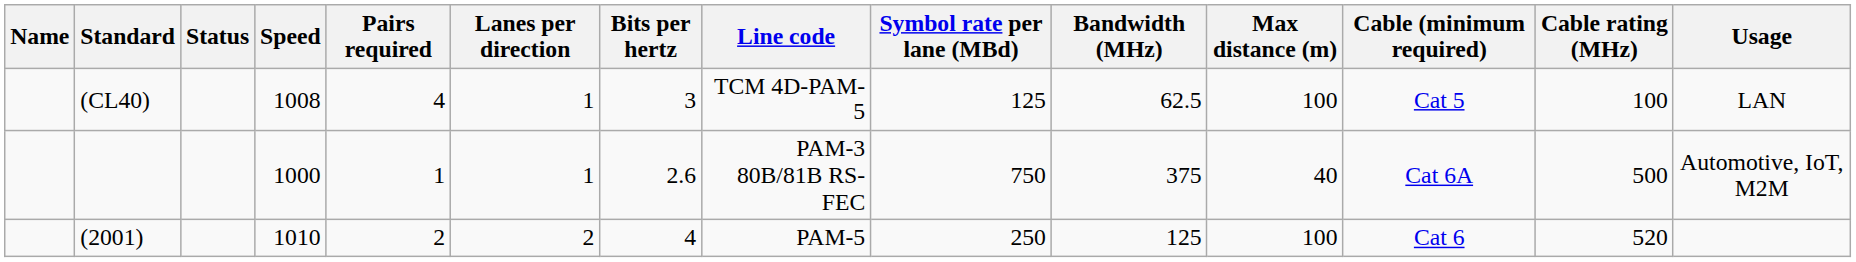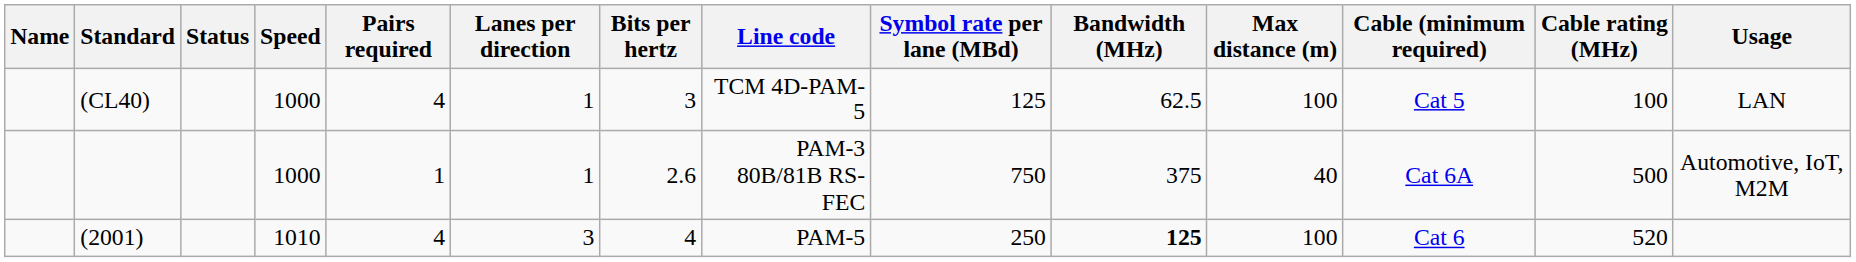(297, 99) 1008 -> (297, 99) 1000
(439, 238) 2 -> (439, 238) 4
(588, 238) 2 -> (588, 238) 3
(1184, 238) normal -> (1184, 238) bold
